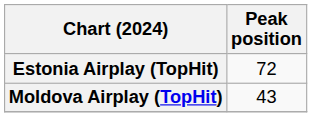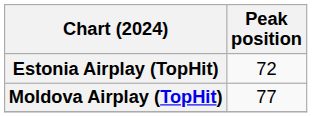(266, 97) 43 -> (266, 97) 77
